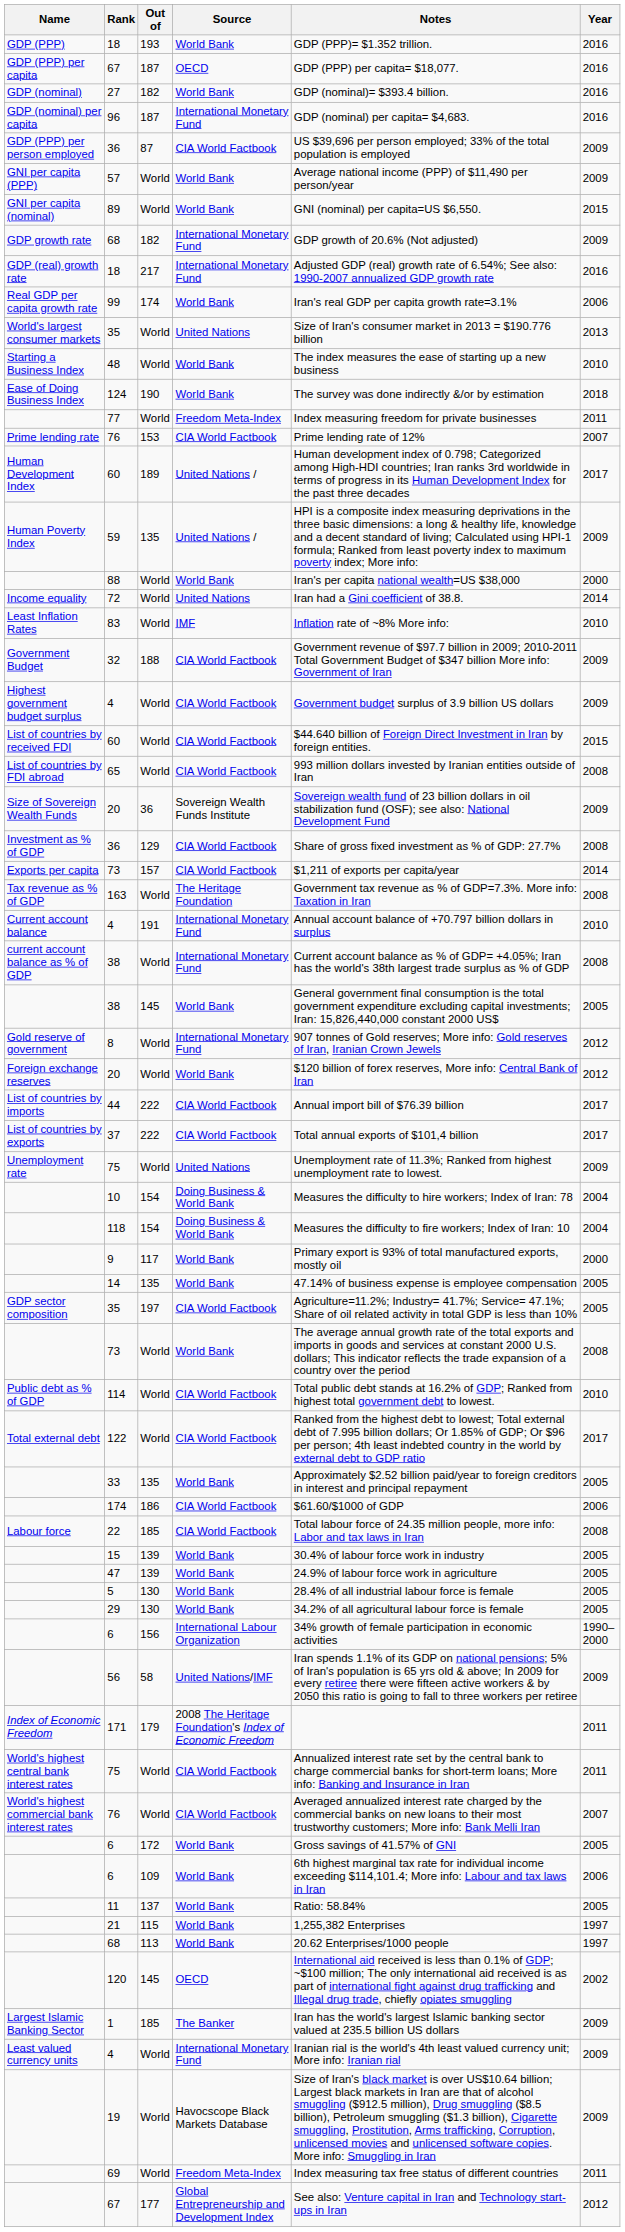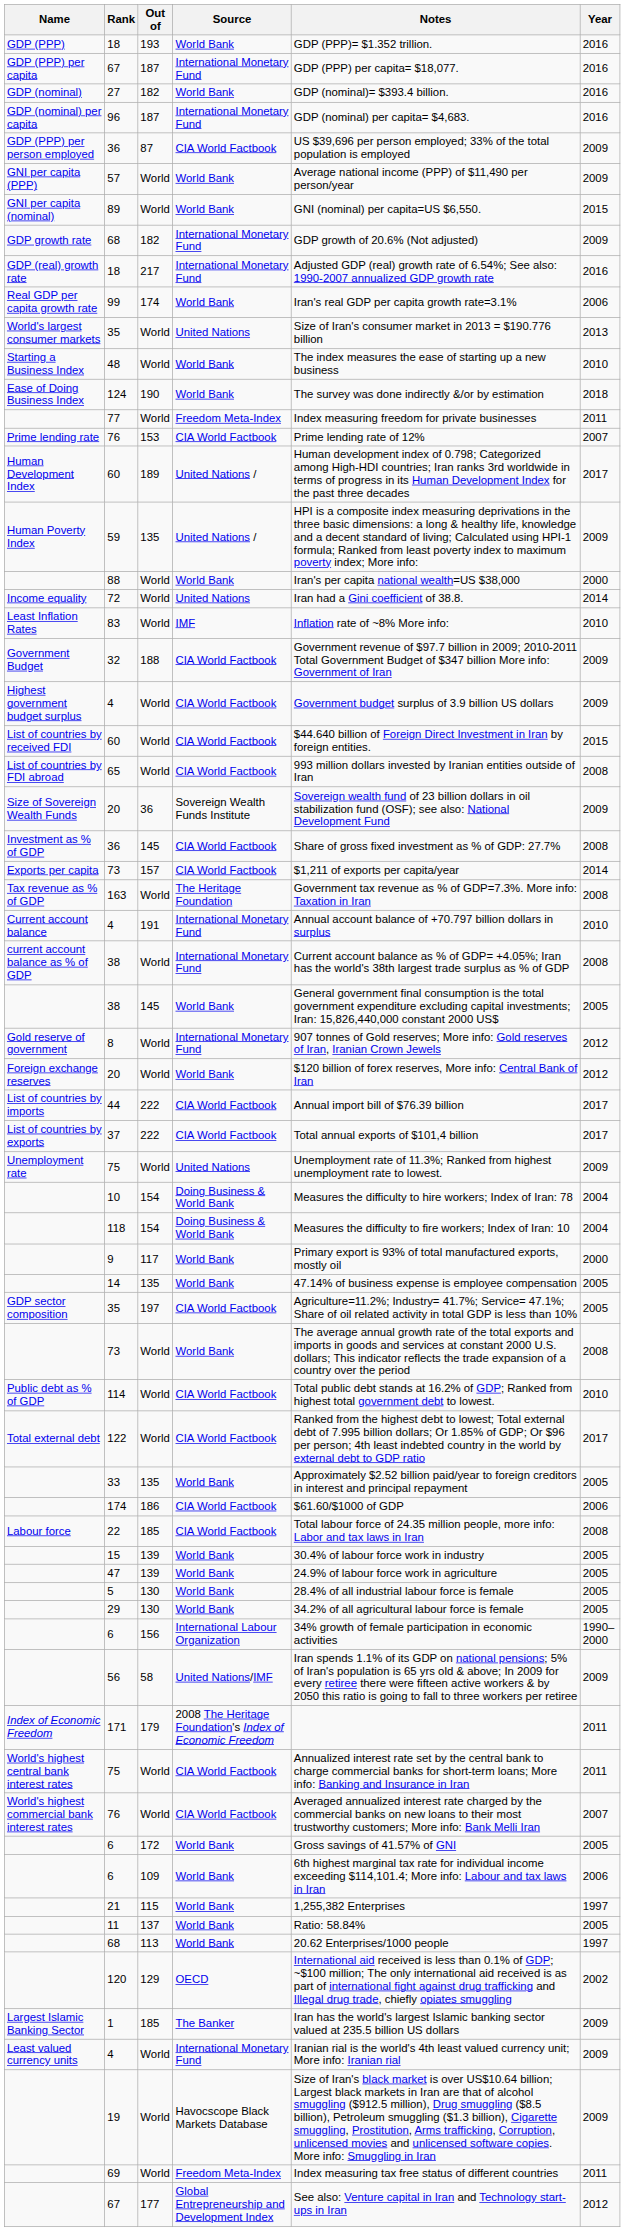(192, 68) OECD -> (232, 68) International Monetary Fund
(150, 846) 129 -> (150, 846) 145
rows swapped: (55, 1907) <-> (55, 1925)
(150, 1980) 145 -> (150, 1980) 129
